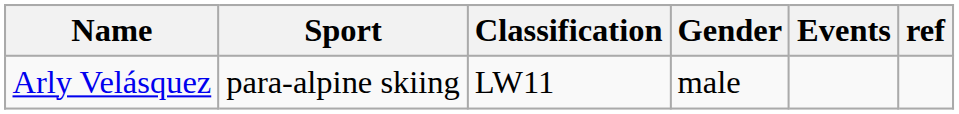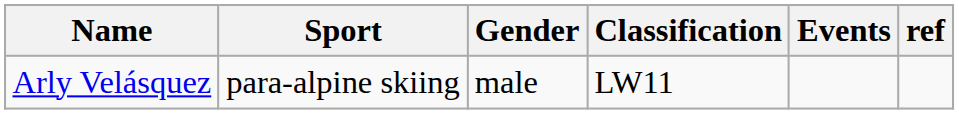columns swapped: (730, 30) <-> (569, 30)
